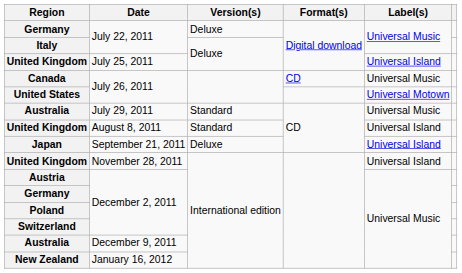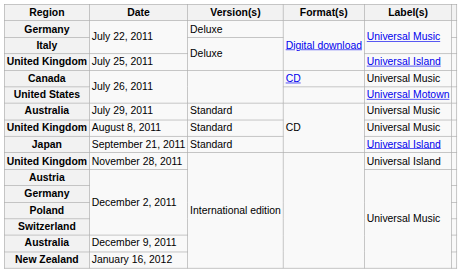(404, 128) Universal Island -> (403, 128) Universal Music
(206, 144) Deluxe -> (211, 144) Standard
